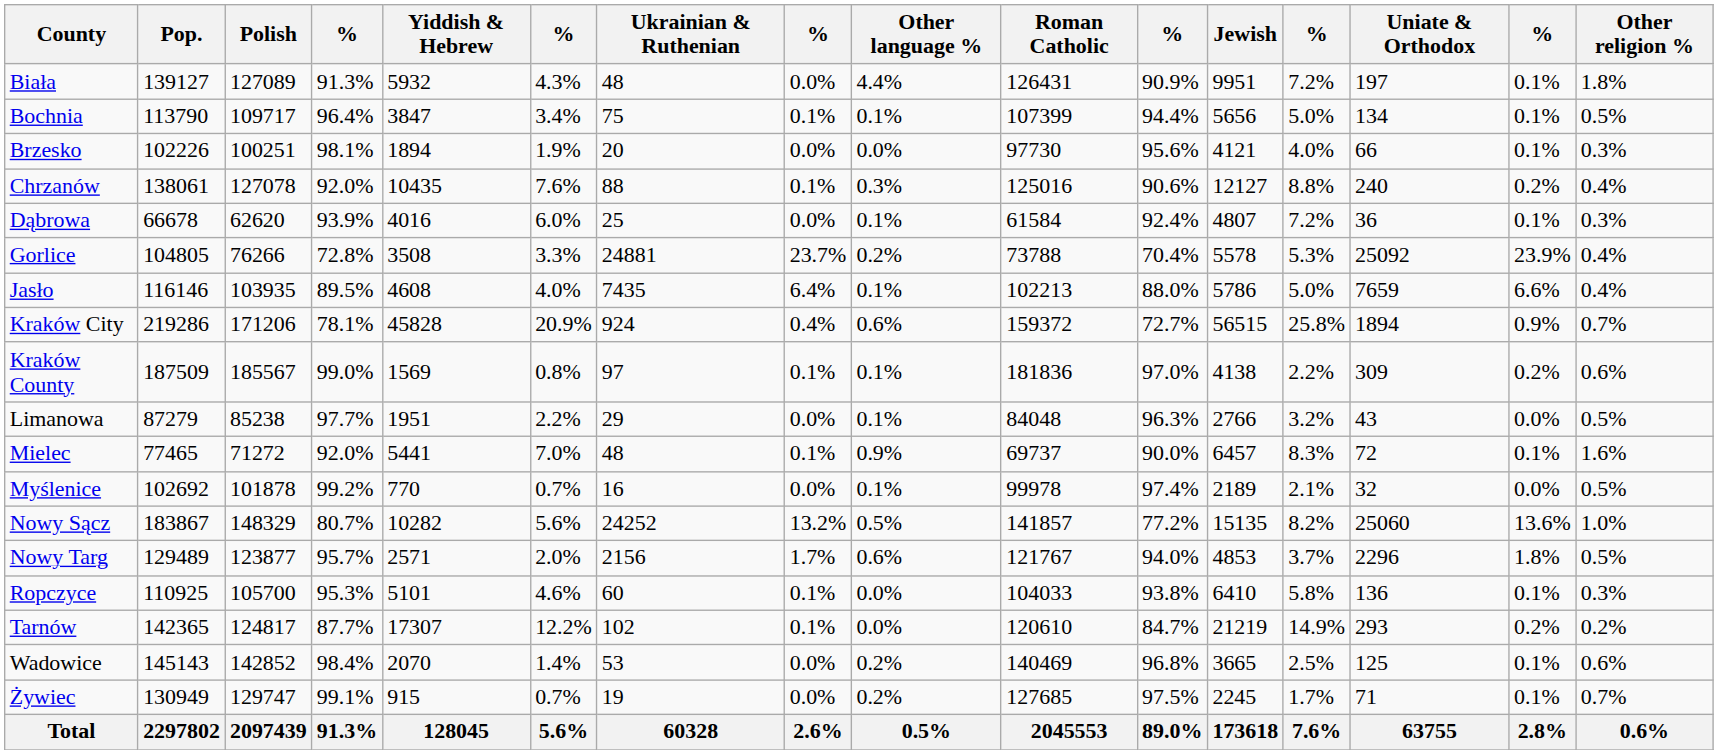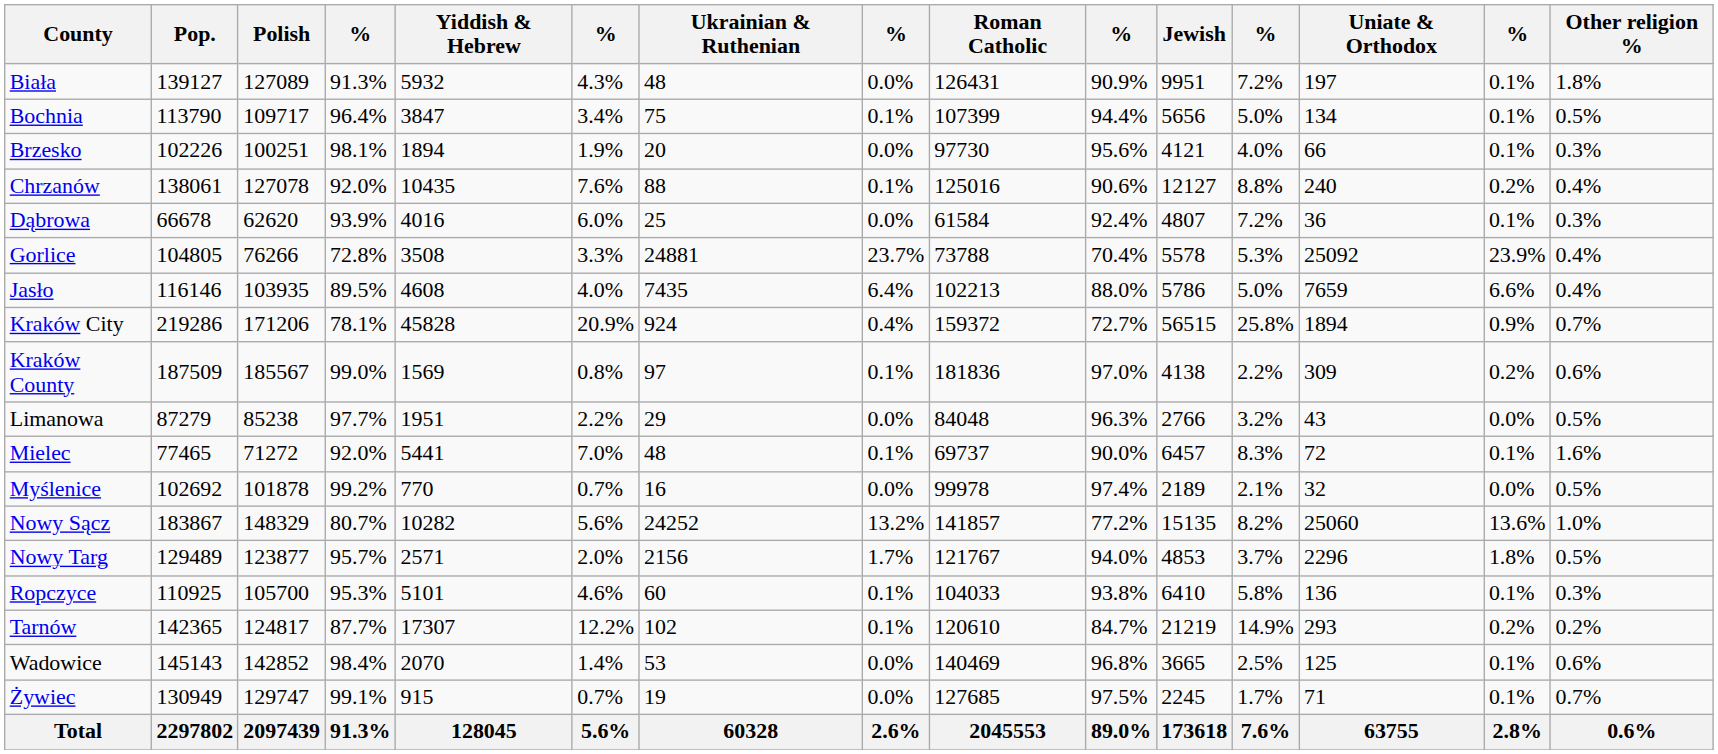- column: (926, 34)
